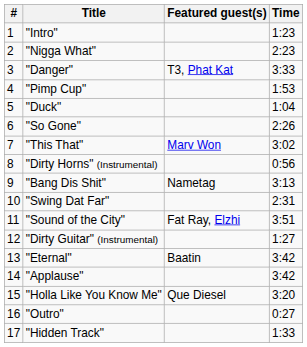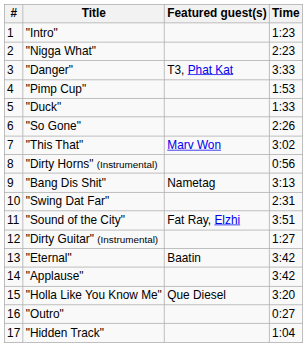(284, 107) 1:04 -> (284, 107) 1:33
(284, 333) 1:33 -> (284, 333) 1:04
